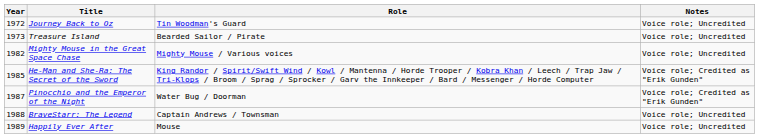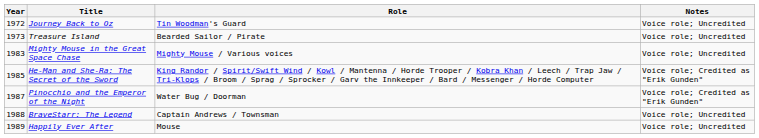(16, 53) 1982 -> (16, 53) 1983
